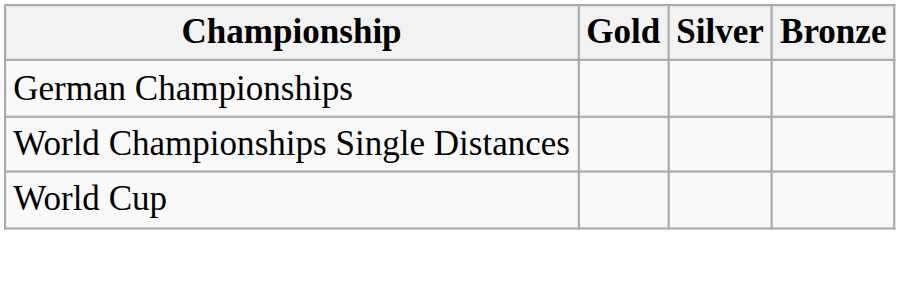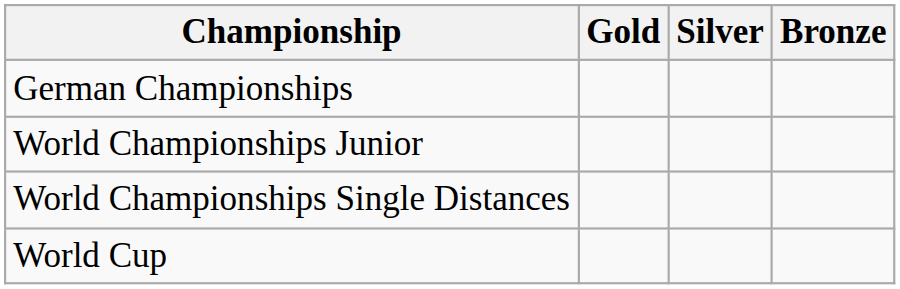+ row: (218, 143)
